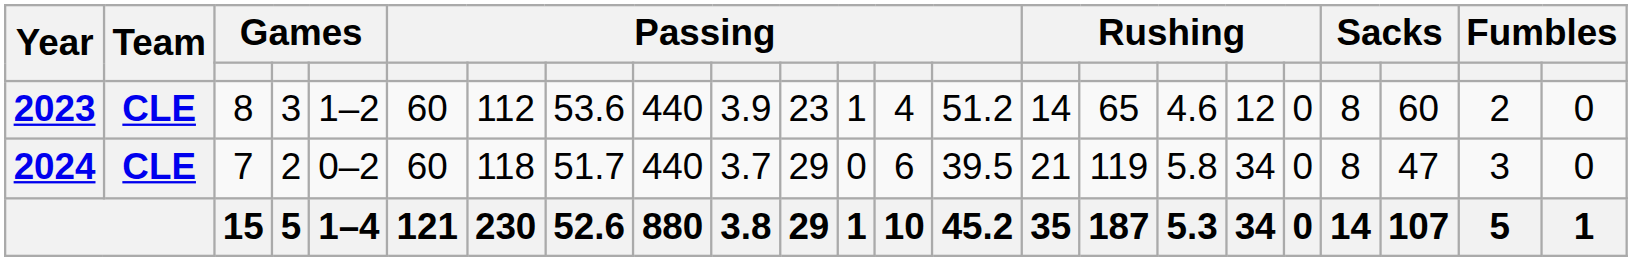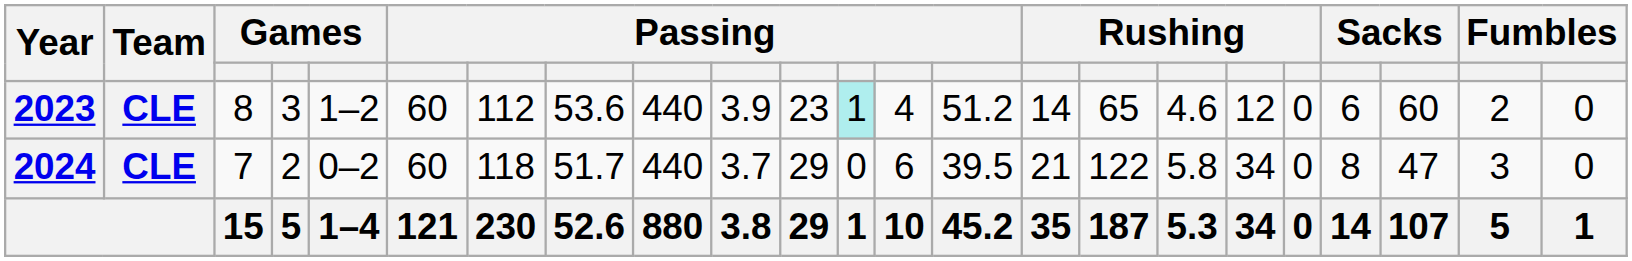(857, 109) no background -> (857, 109) paleturquoise background
(1350, 109) 8 -> (1350, 109) 6
(1119, 167) 119 -> (1119, 167) 122
